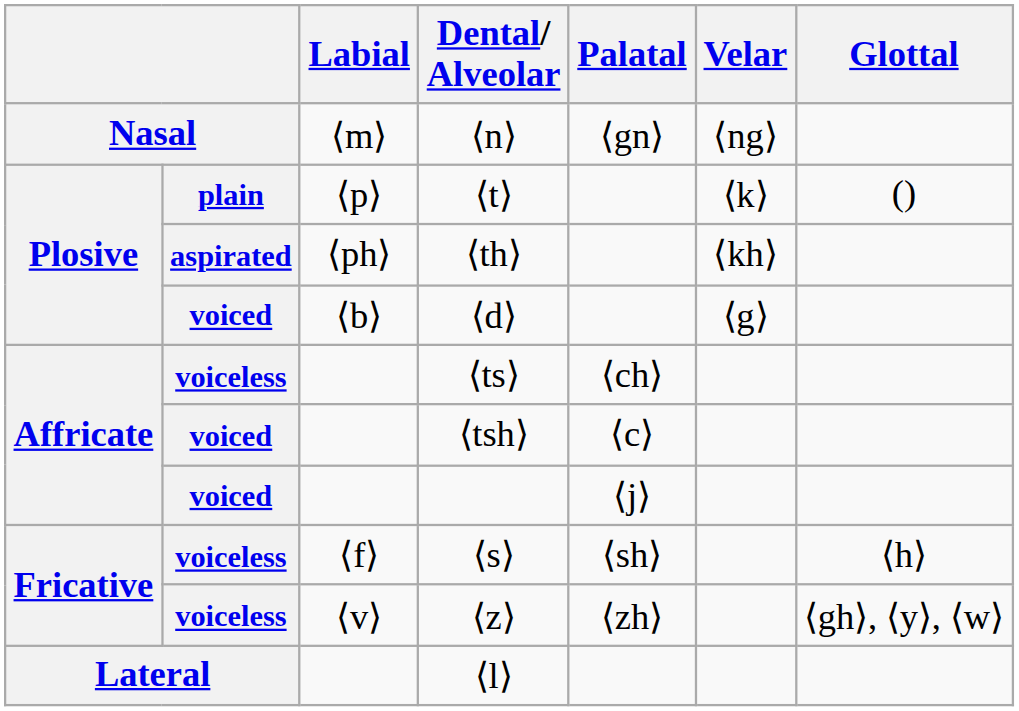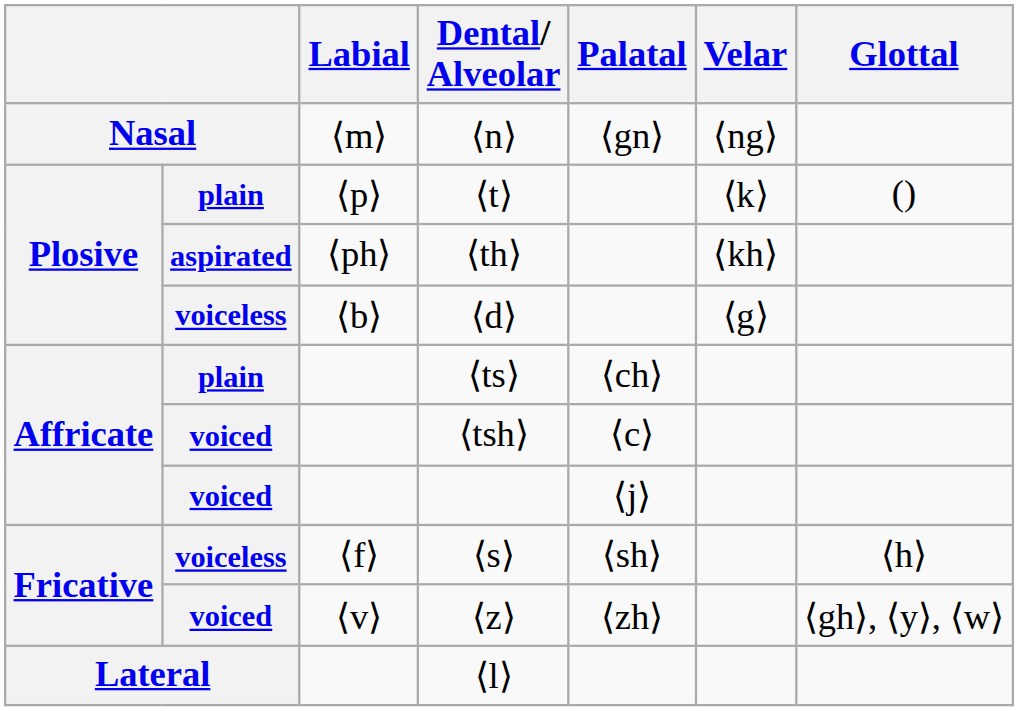(231, 316) voiced -> (231, 316) voiceless
(231, 376) voiceless -> (231, 376) plain
(231, 616) voiceless -> (231, 616) voiced
